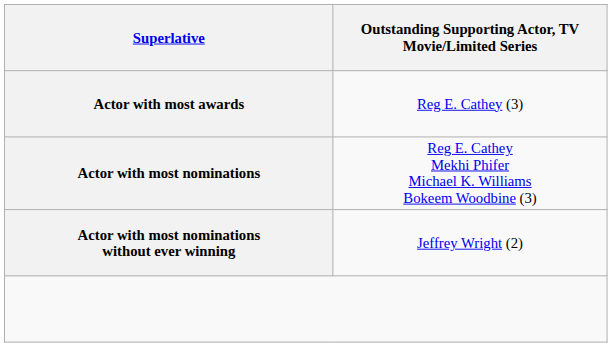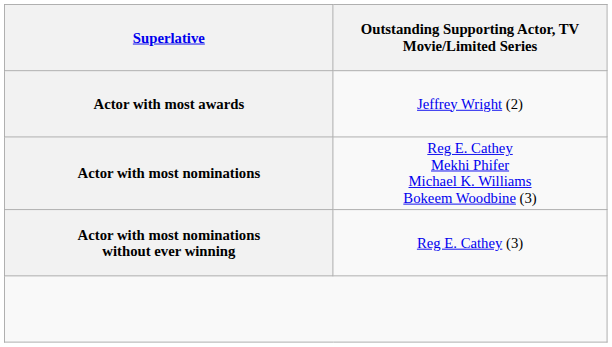(470, 103) Reg E. Cathey (3) -> (470, 103) Jeffrey Wright (2)
(470, 243) Jeffrey Wright (2) -> (470, 243) Reg E. Cathey (3)
